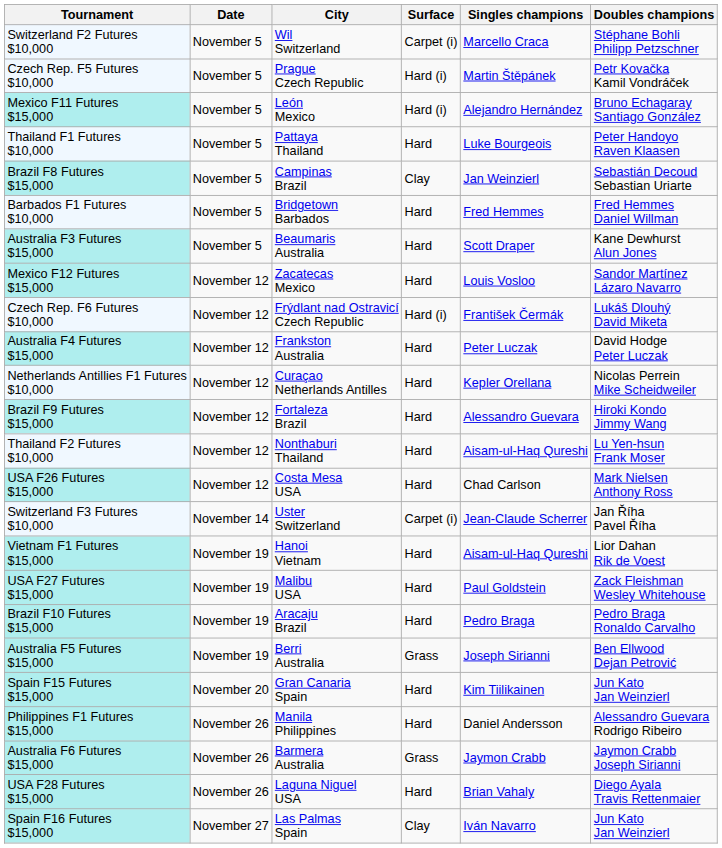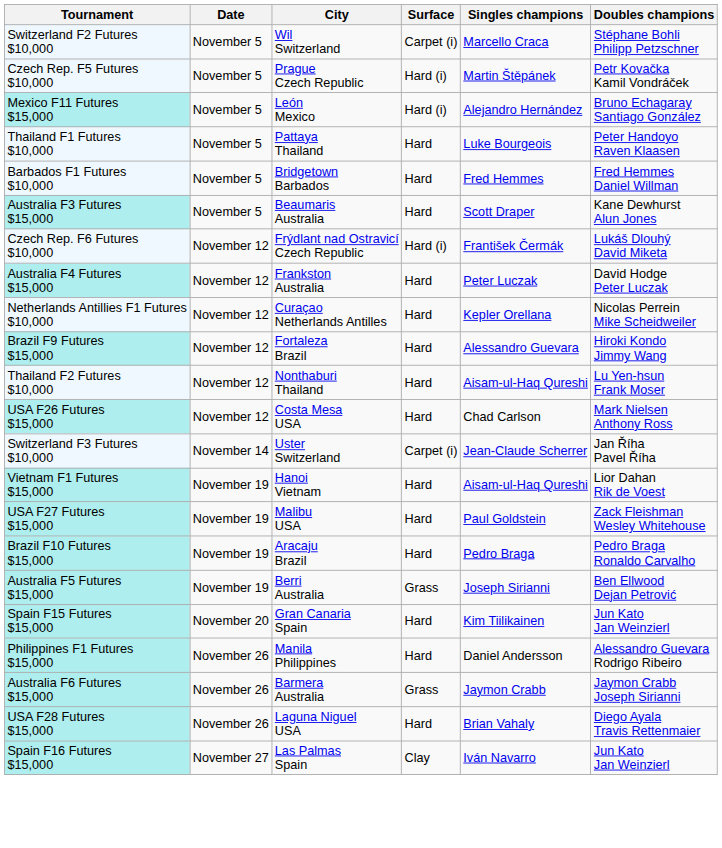- row: (56, 178)
- row: (63, 281)
